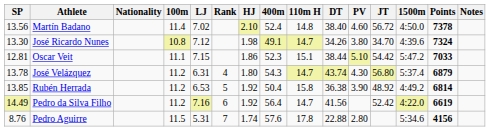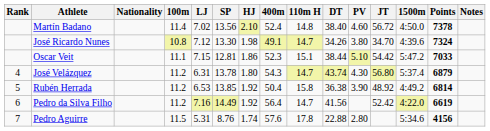columns swapped: (225, 12) <-> (17, 12)
